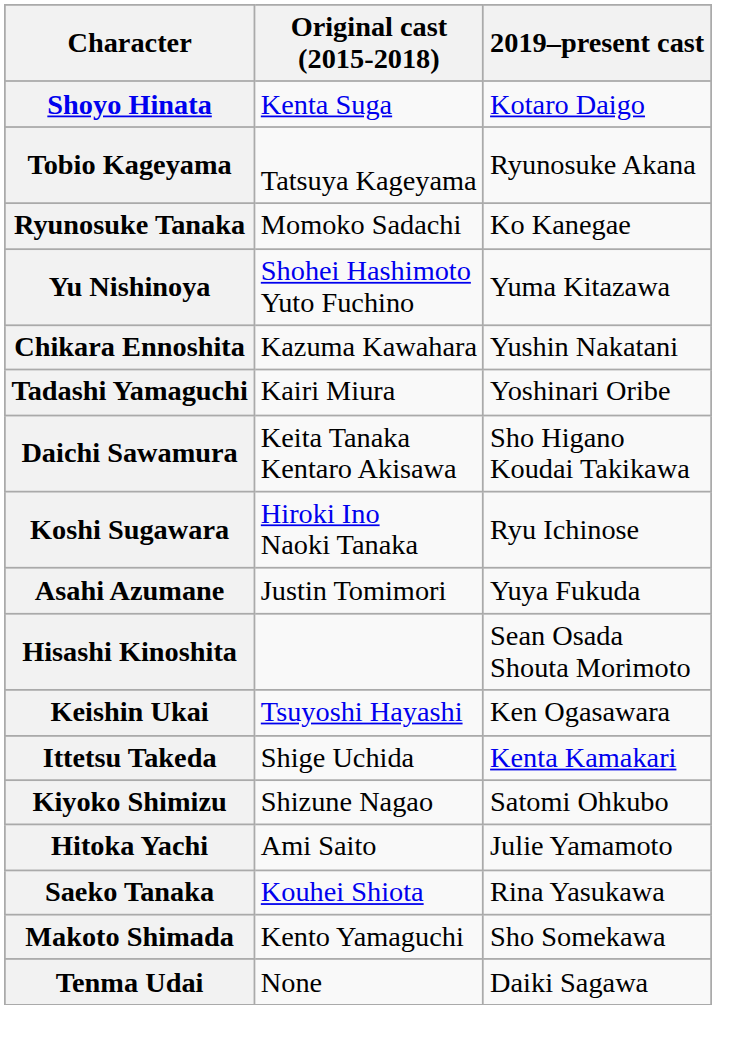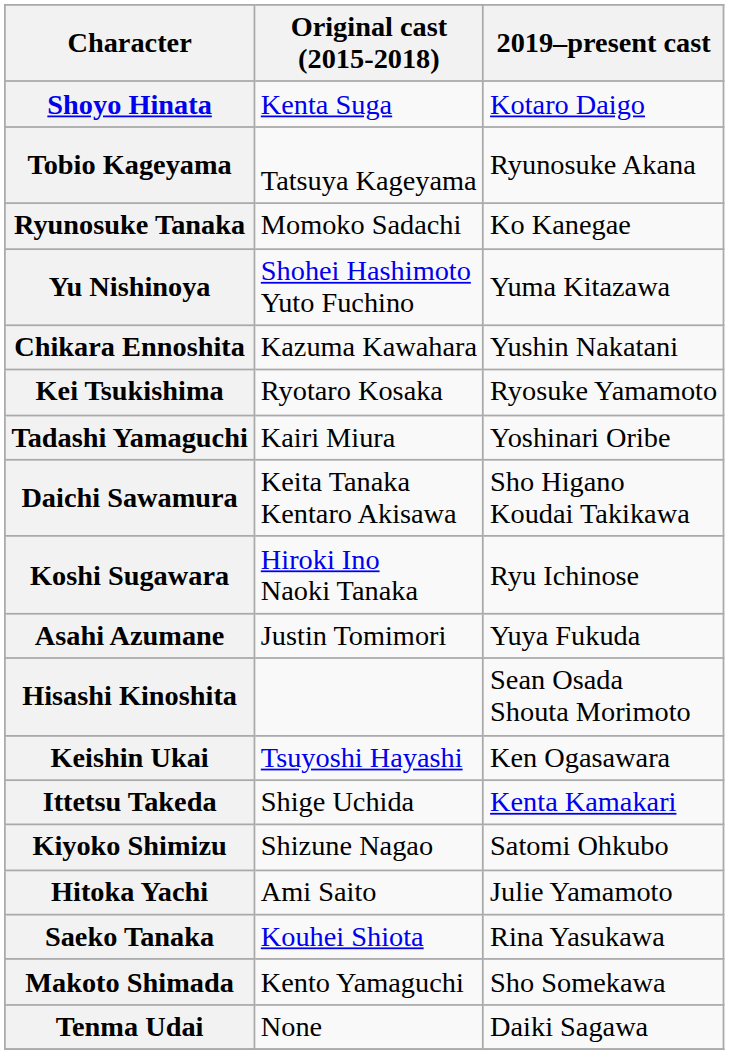+ row: (130, 392)
